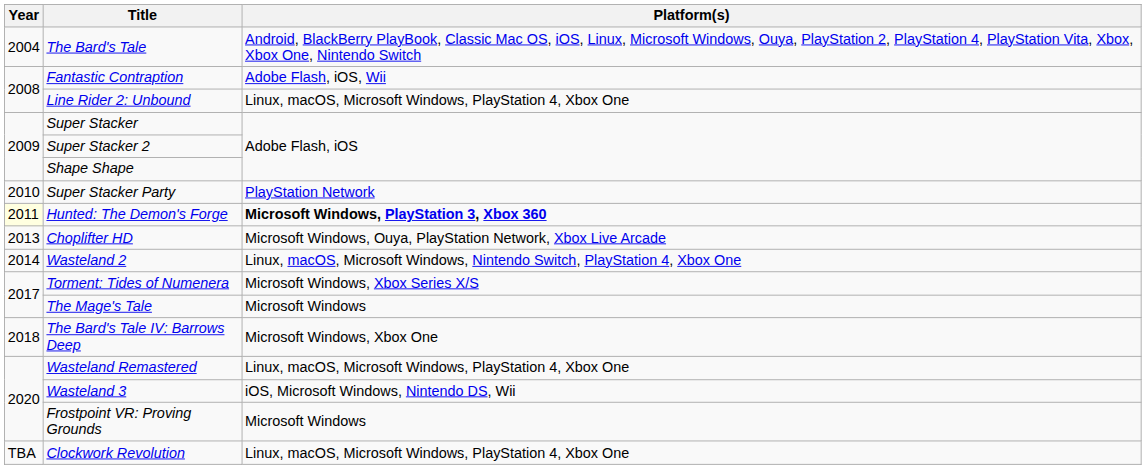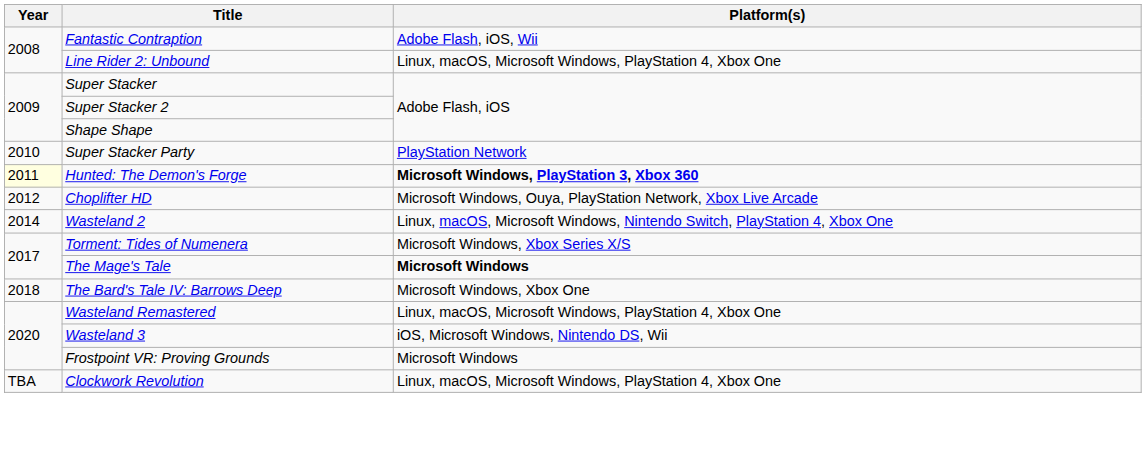- row: (96, 46)
(24, 237) 2013 -> (24, 198) 2012
(305, 306) normal -> (463, 267) bold
